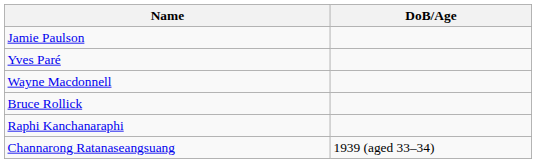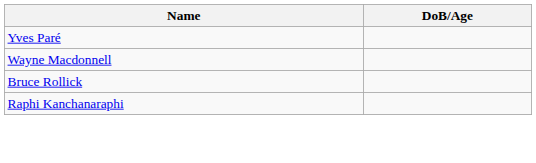- row: (46, 37)
- row: (91, 148)
